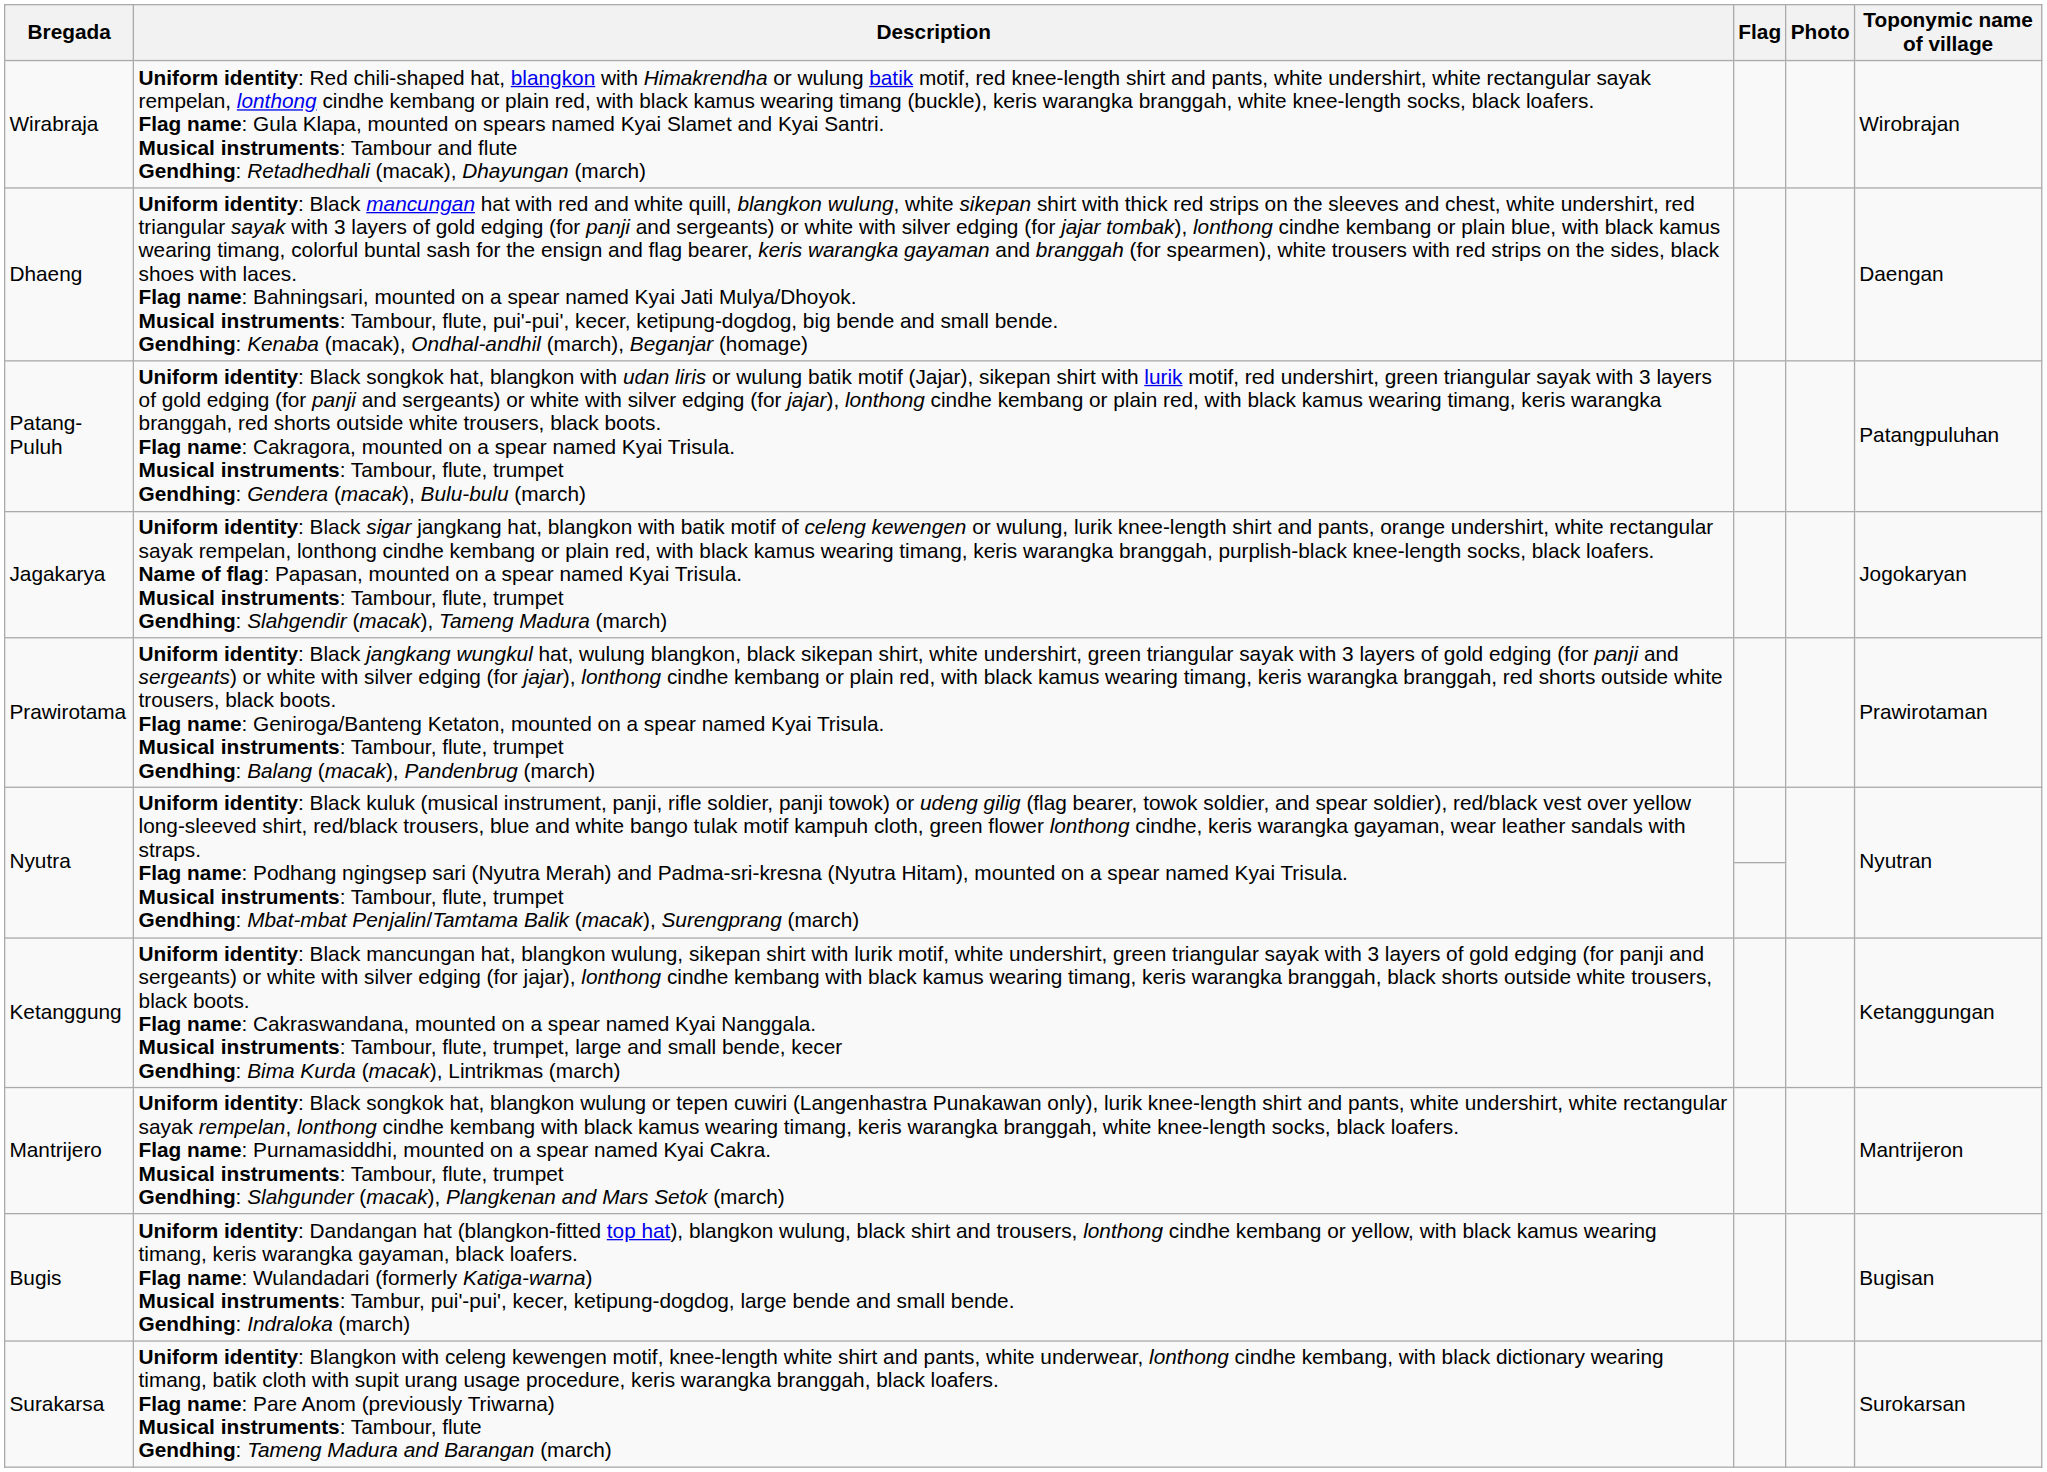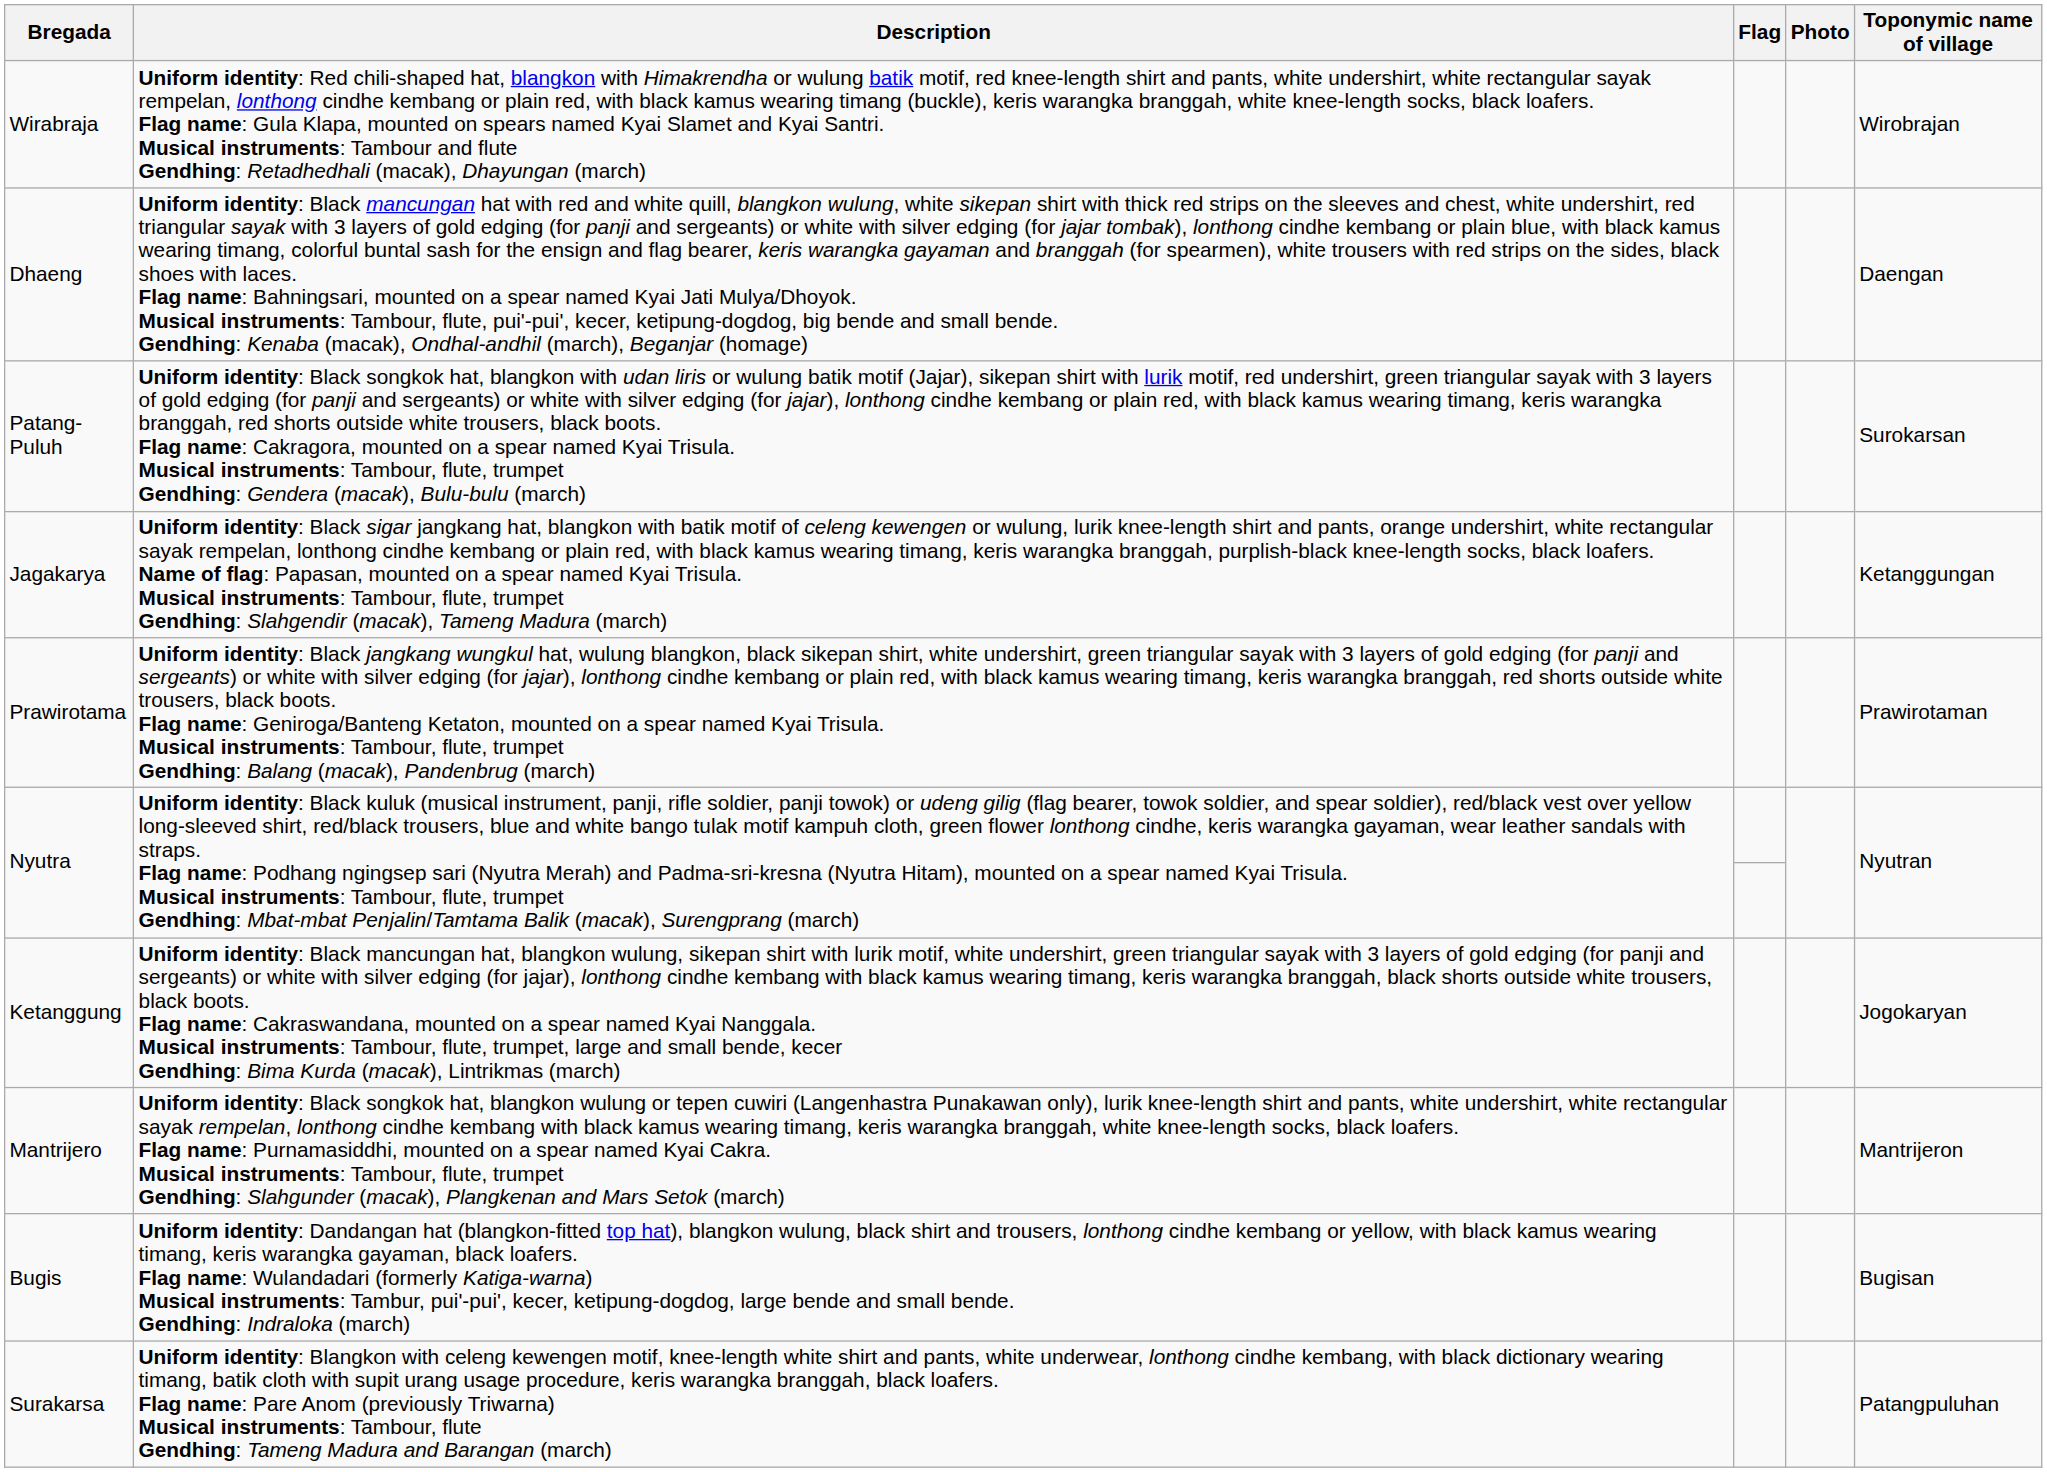(1929, 435) Patangpuluhan -> (1912, 435) Surokarsan
(1913, 574) Jogokaryan -> (1927, 574) Ketanggungan
(1927, 1012) Ketanggungan -> (1913, 1012) Jogokaryan
(1912, 1403) Surokarsan -> (1929, 1403) Patangpuluhan
